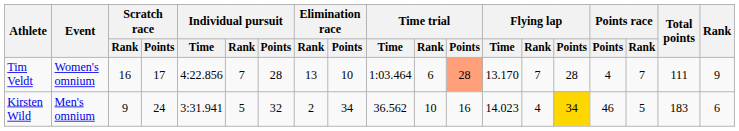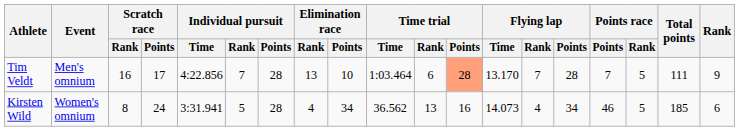(77, 75) Women's omnium -> (75, 75) Men's omnium
(608, 75) 4 -> (608, 75) 7
(642, 75) 7 -> (642, 75) 5
(75, 109) Men's omnium -> (77, 109) Women's omnium
(125, 109) 9 -> (125, 109) 8
(276, 109) 32 -> (276, 109) 28
(311, 109) 2 -> (311, 109) 4
(430, 109) 10 -> (430, 109) 13
(502, 109) 14.023 -> (502, 109) 14.073
(572, 109) gold background -> (572, 109) no background
(679, 109) 183 -> (679, 109) 185
